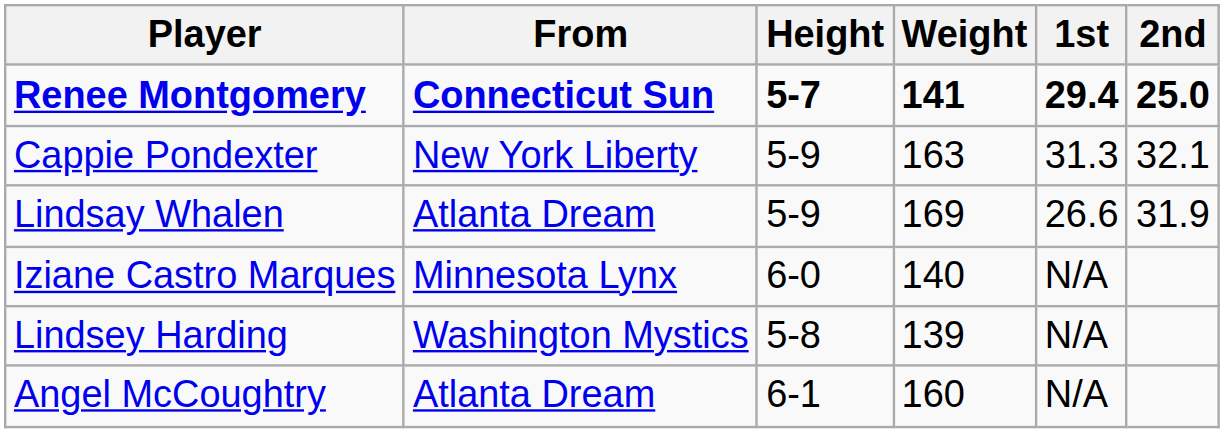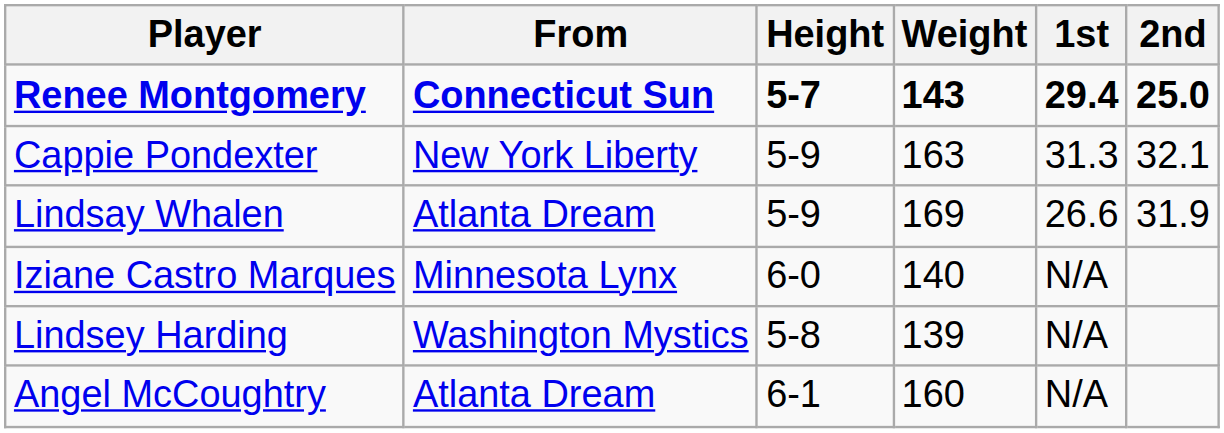(933, 94) 141 -> (933, 94) 143
